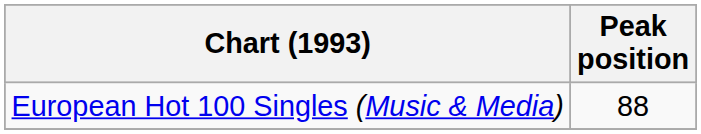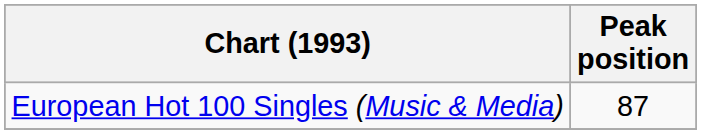(633, 105) 88 -> (633, 105) 87
